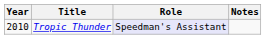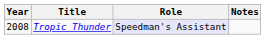(18, 27) 2010 -> (18, 27) 2008
